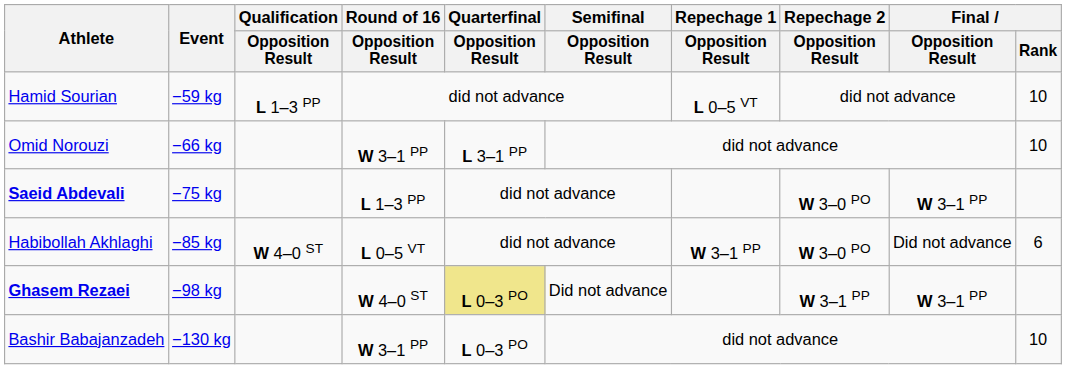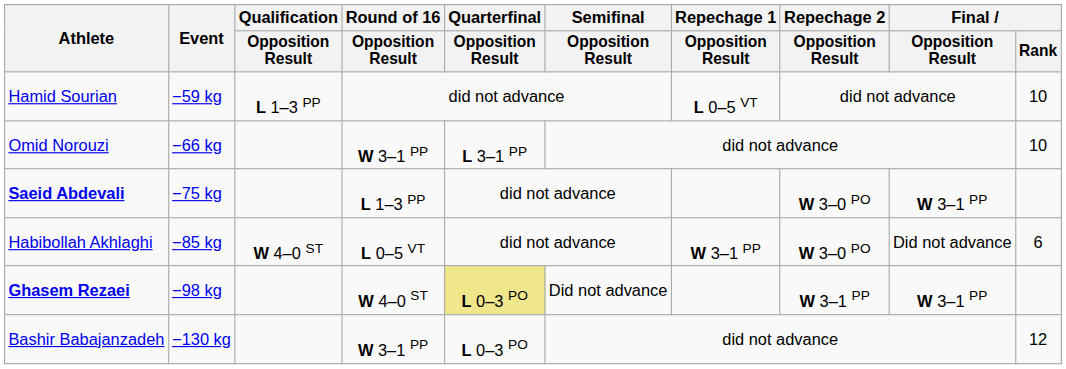(1038, 339) 10 -> (1038, 339) 12
